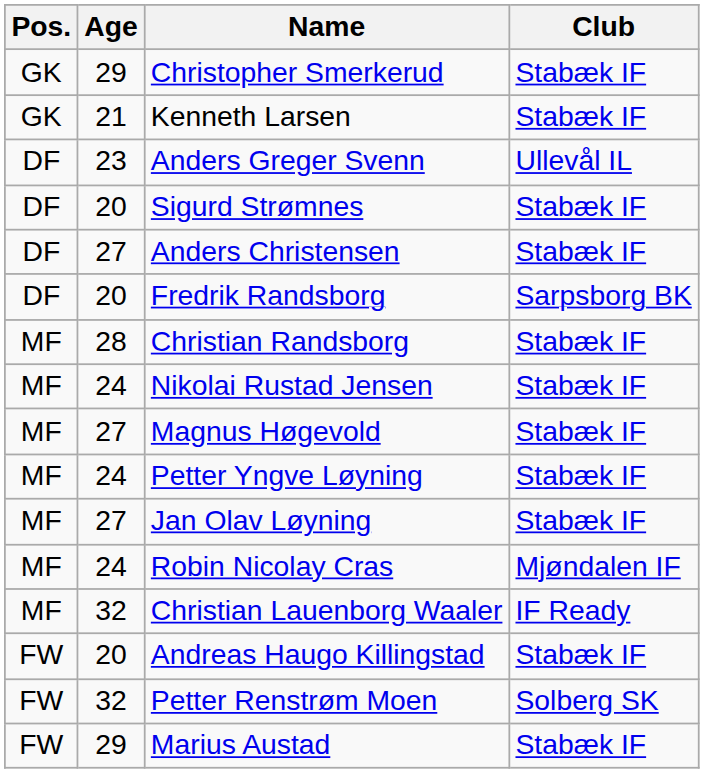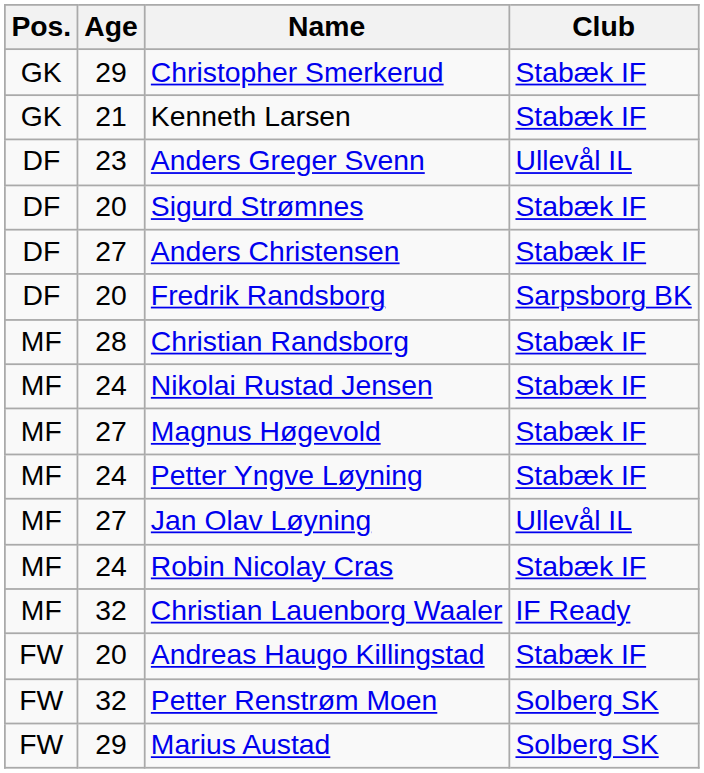(581, 521) Stabæk IF -> (574, 521) Ullevål IL
(598, 565) Mjøndalen IF -> (581, 565) Stabæk IF
(581, 745) Stabæk IF -> (587, 745) Solberg SK
